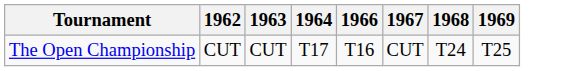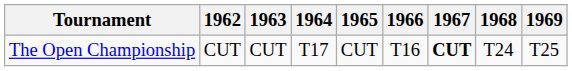+ column: (359, 19)
(405, 50) normal -> (452, 50) bold
